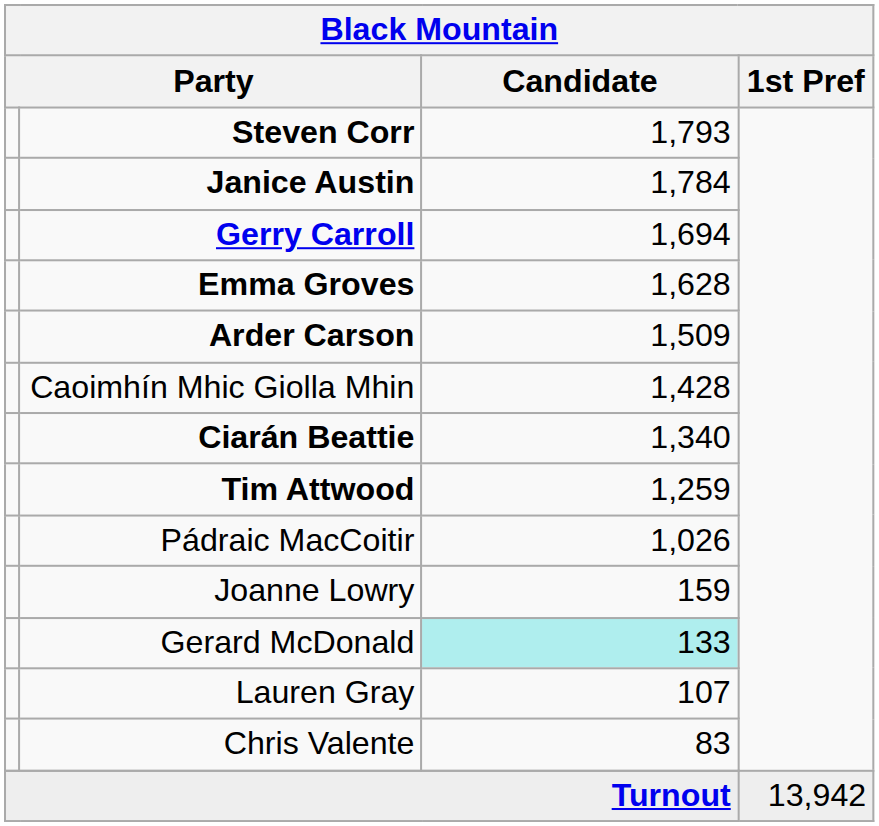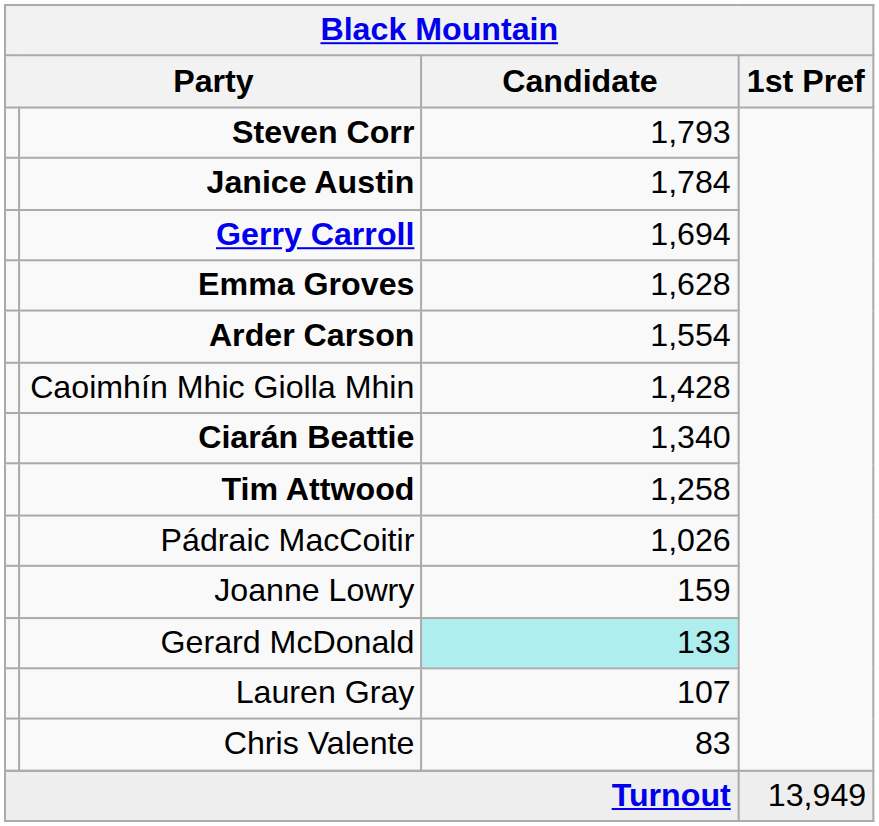(690, 336) 1,509 -> (690, 336) 1,554
(690, 489) 1,259 -> (690, 489) 1,258
(817, 795) 13,942 -> (817, 795) 13,949
